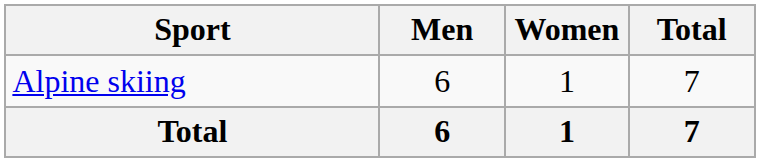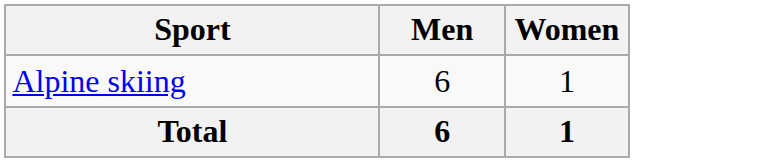- column: (692, 29)
